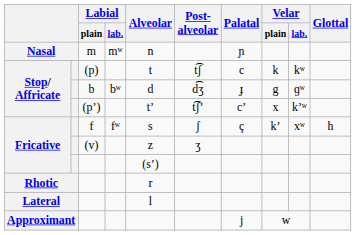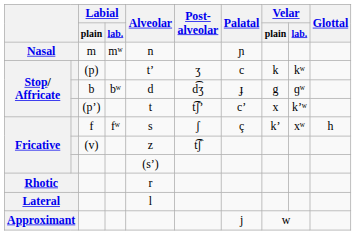(150, 70) t -> (150, 70) tʼ
(198, 70) t͡ʃ -> (198, 70) ʒ
(150, 107) tʼ -> (150, 107) t
(198, 145) ʒ -> (198, 145) t͡ʃ
